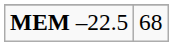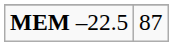(151, 23) 68 -> (151, 23) 87
